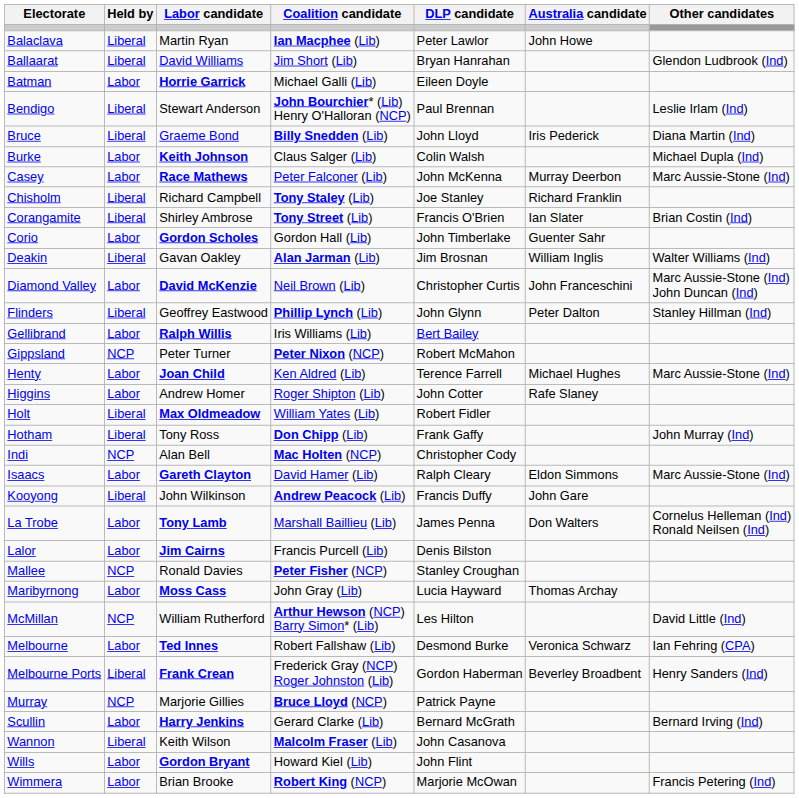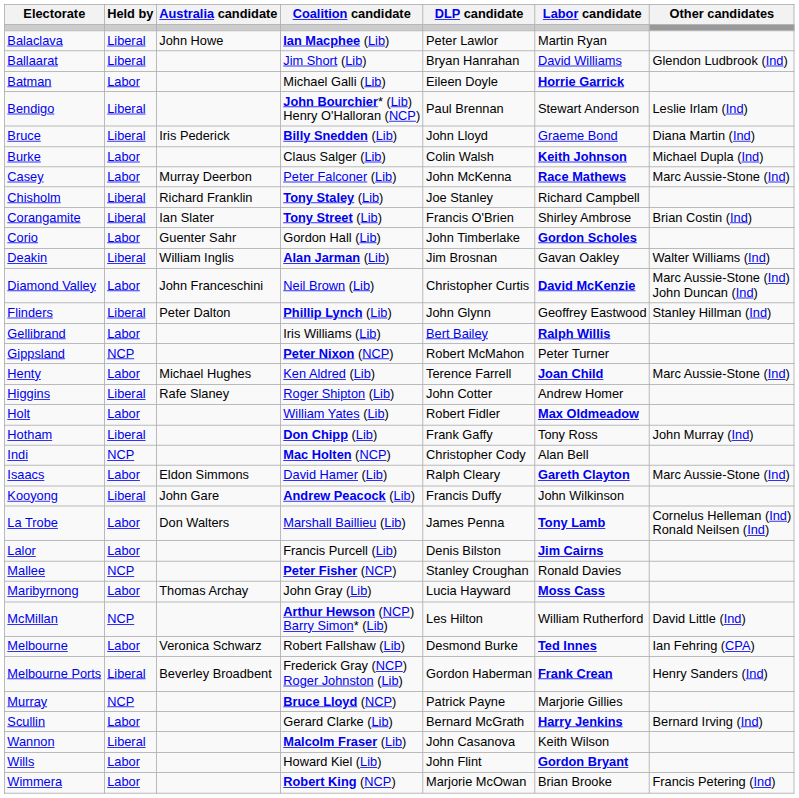columns swapped: (214, 14) <-> (588, 14)
(124, 394) Labor -> (126, 394) Liberal
(126, 414) Liberal -> (124, 414) Labor
